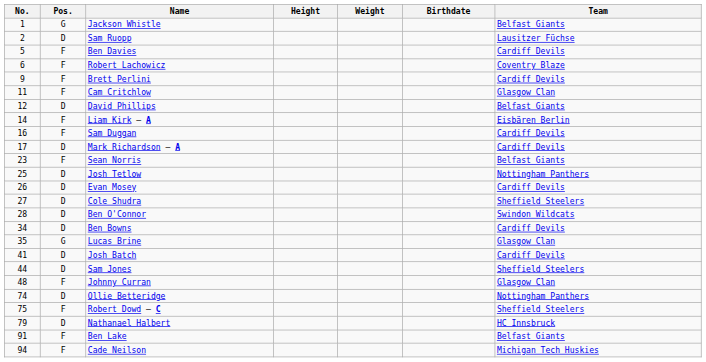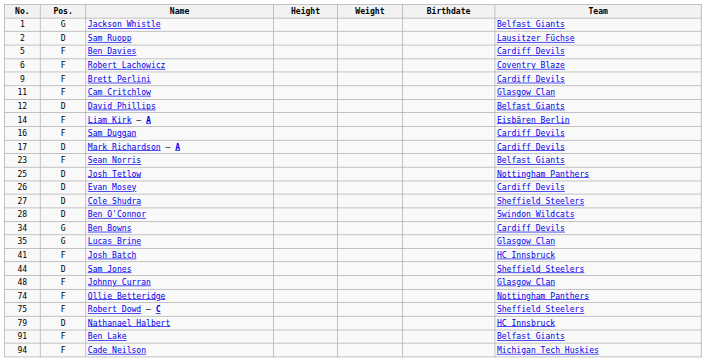(63, 228) D -> (63, 228) G
(63, 255) D -> (63, 255) F
(531, 255) Cardiff Devils -> (526, 255) HC Innsbruck
(63, 296) D -> (63, 296) F
